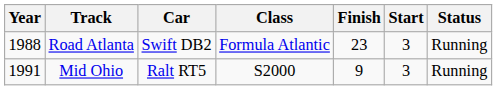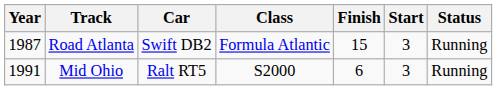(25, 45) 1988 -> (25, 45) 1987
(359, 45) 23 -> (359, 45) 15
(359, 71) 9 -> (359, 71) 6
